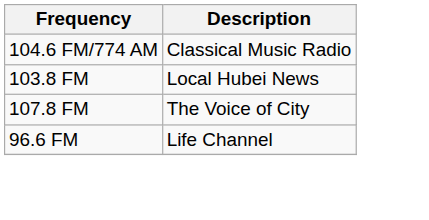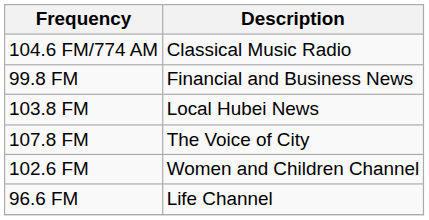+ row: (44, 79)
+ row: (49, 169)
